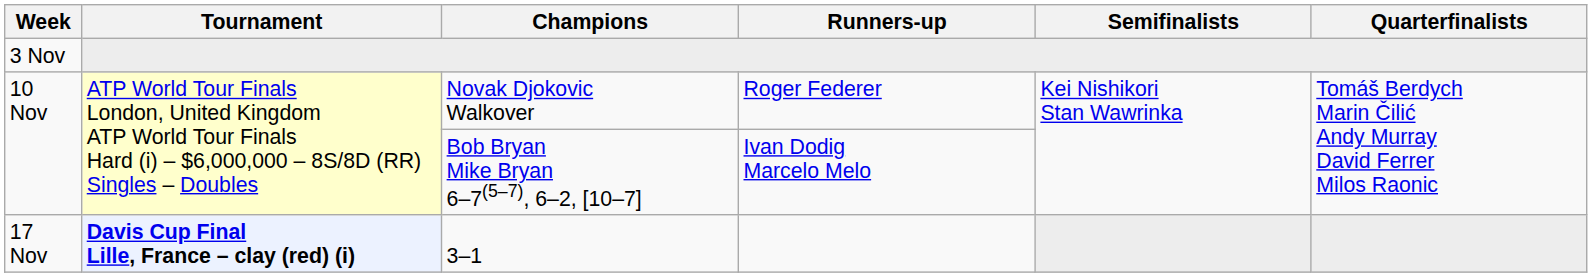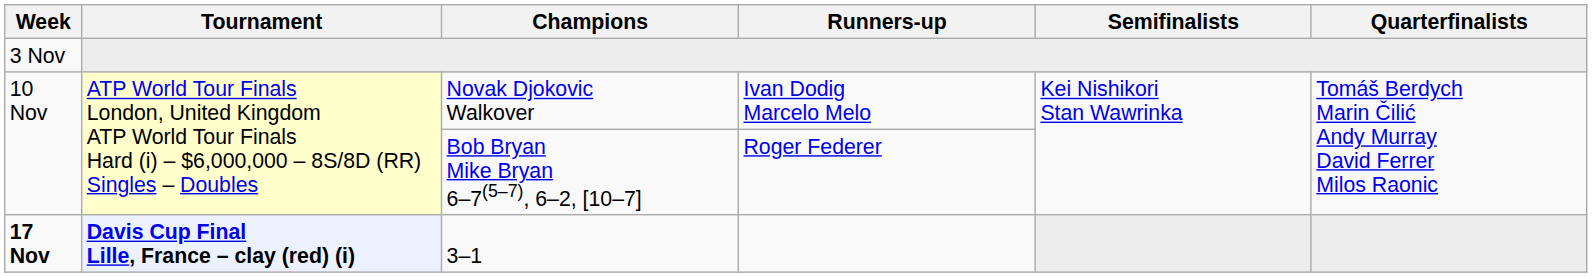(813, 89) Roger Federer -> (807, 101) Ivan Dodig Marcelo Melo
(807, 158) Ivan Dodig Marcelo Melo -> (813, 147) Roger Federer
(29, 244) normal -> (30, 244) bold
